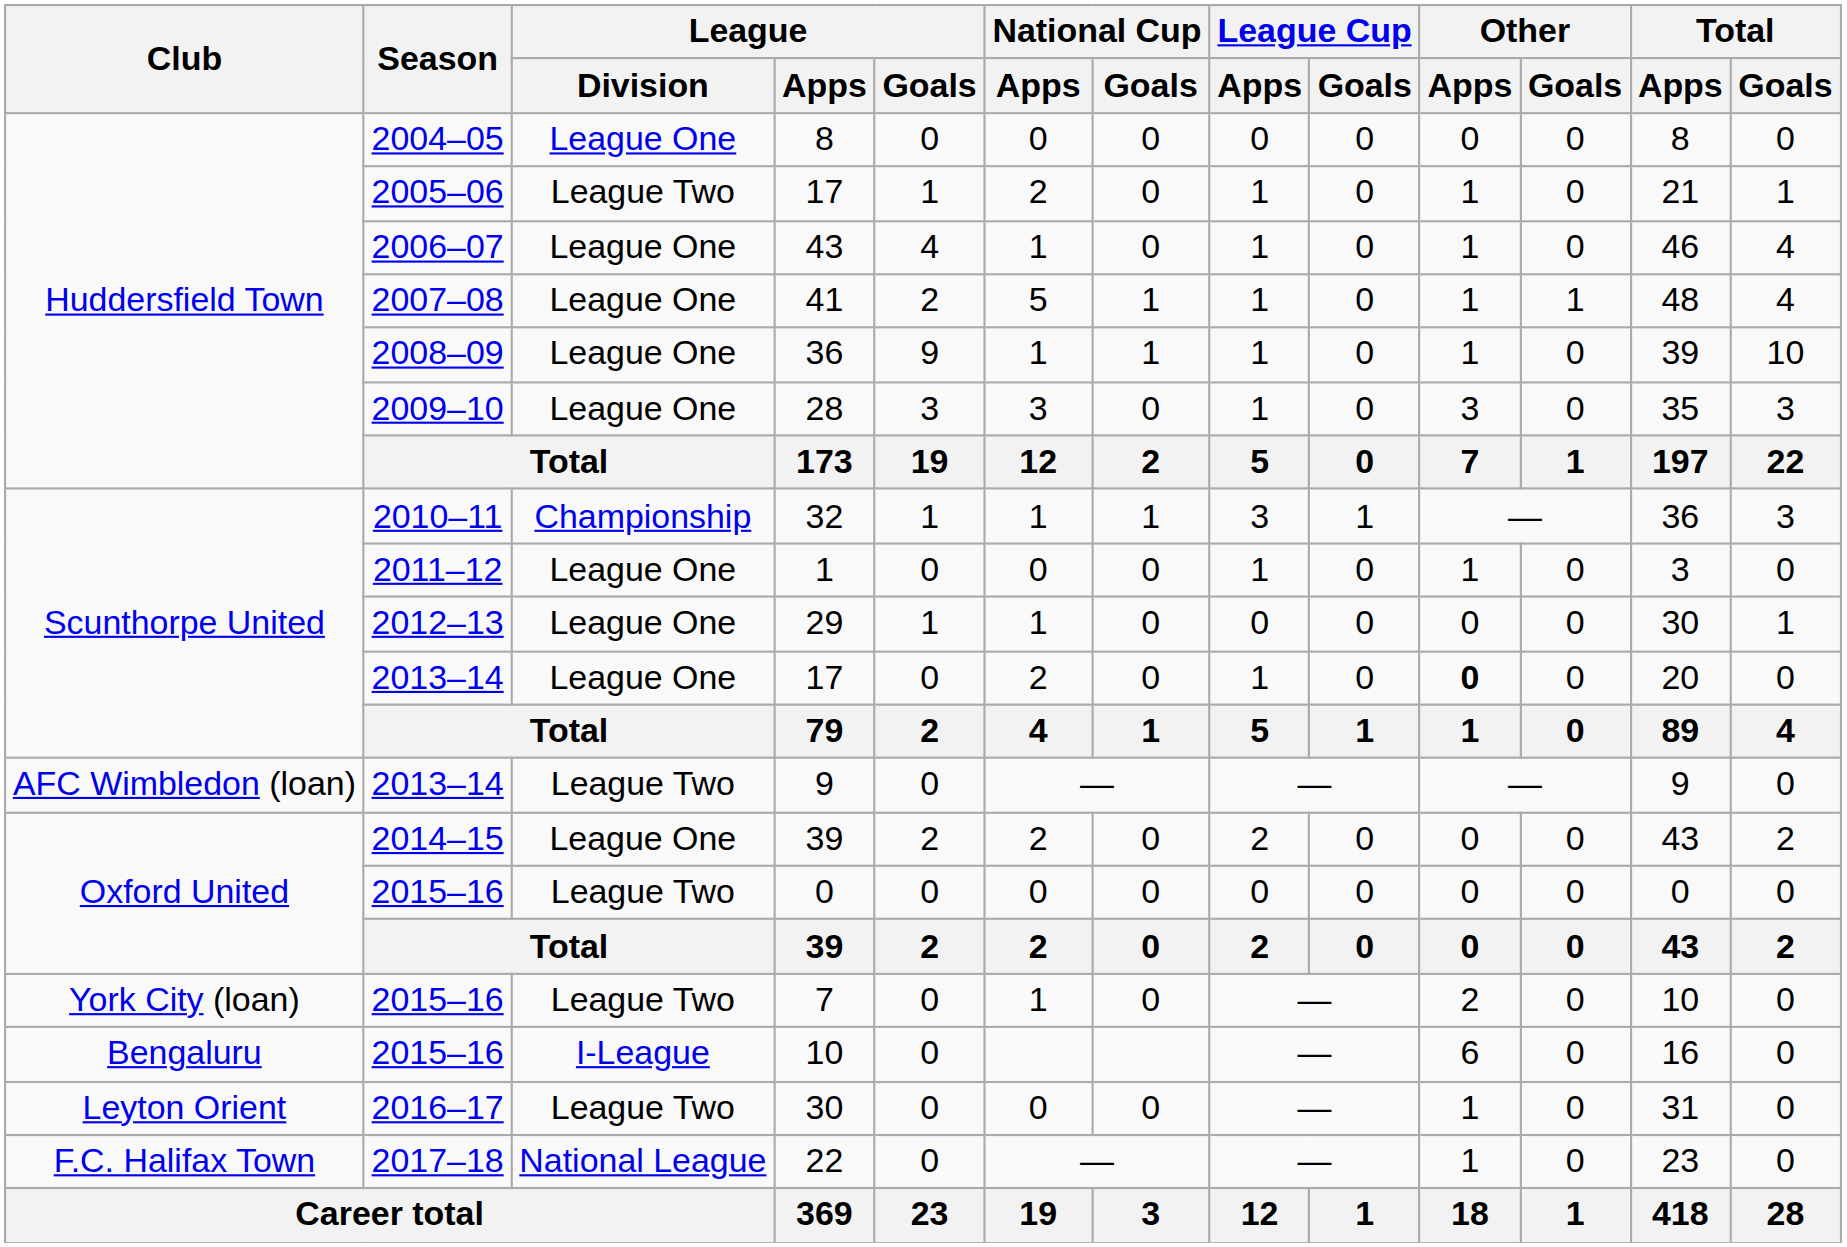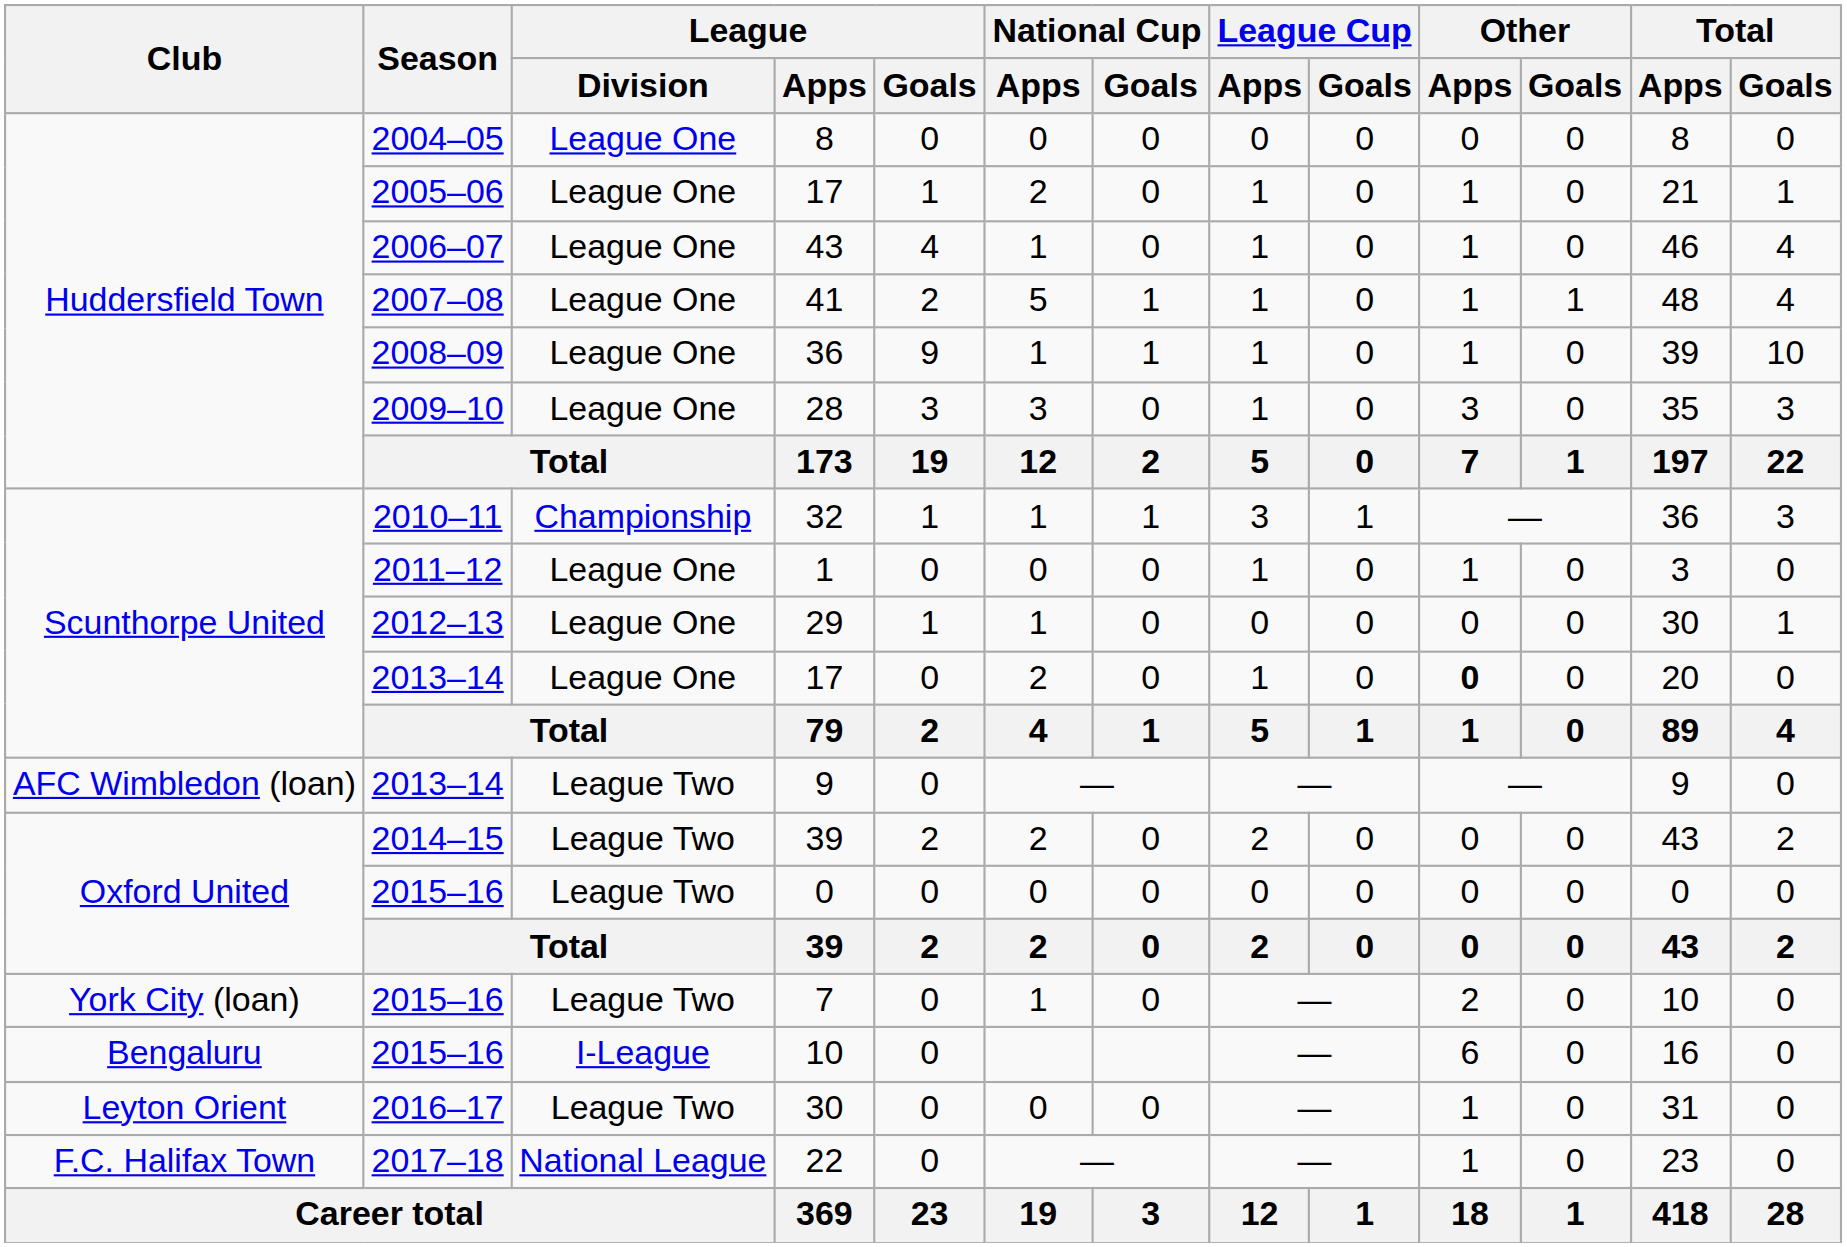(643, 192) League Two -> (643, 192) League One
(643, 838) League One -> (643, 838) League Two
